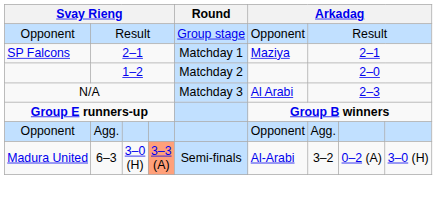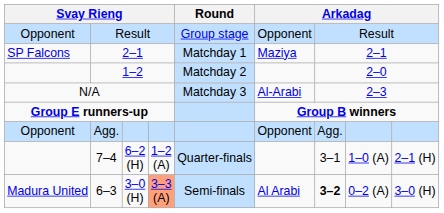(272, 92) Al Arabi -> (279, 92) Al-Arabi
+ row: (106, 157)
(273, 157) Al-Arabi -> (279, 191) Al Arabi
(323, 157) normal -> (330, 191) bold
